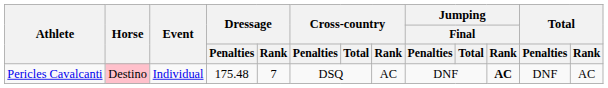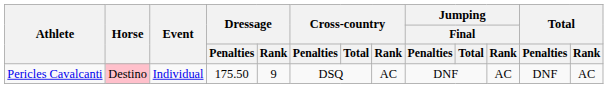(232, 74) 175.48 -> (232, 74) 175.50
(273, 74) 7 -> (273, 74) 9
(503, 74) bold -> (503, 74) normal
